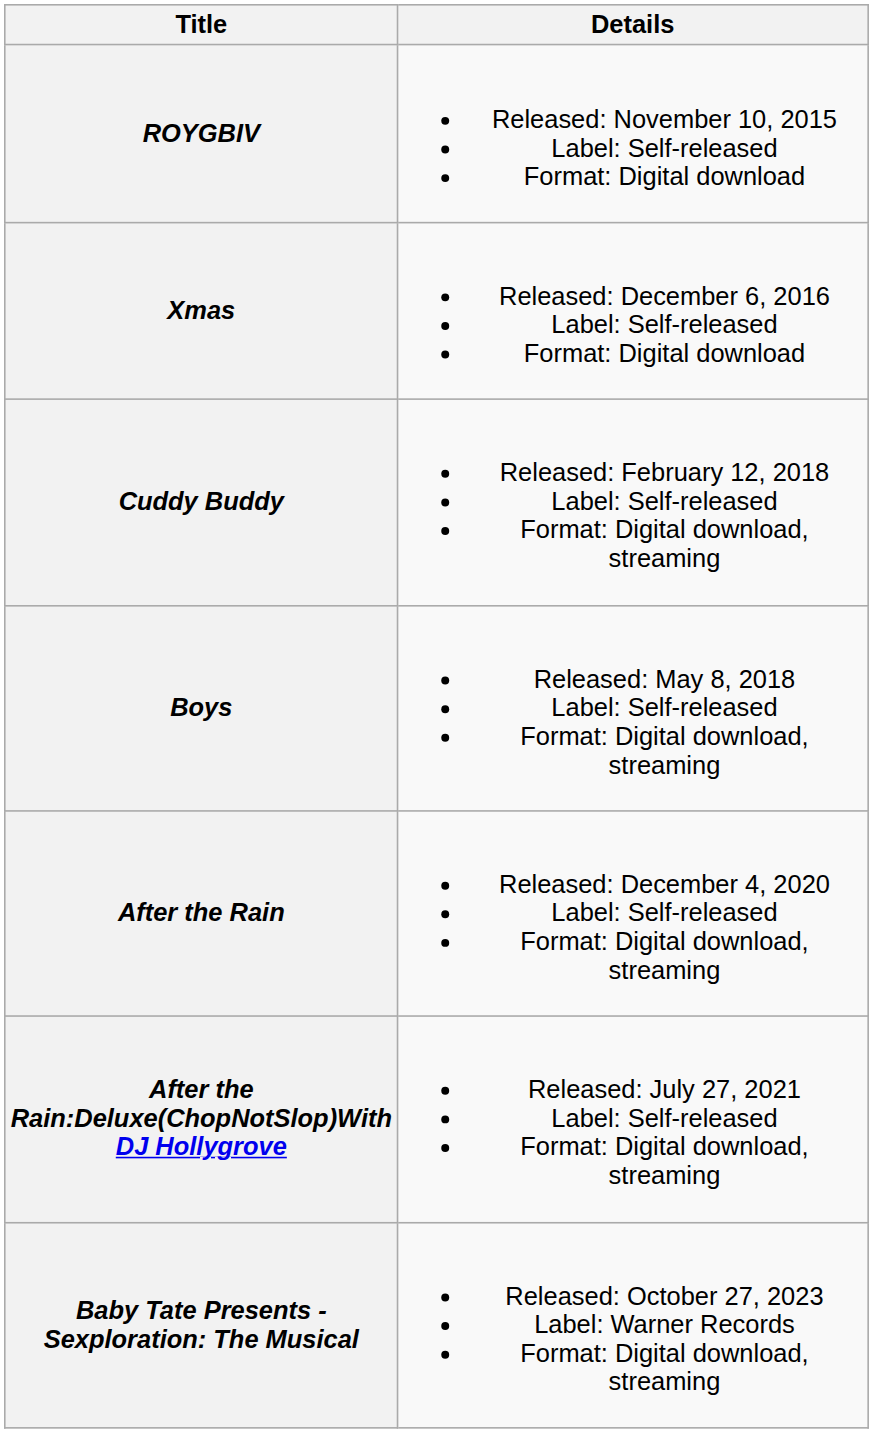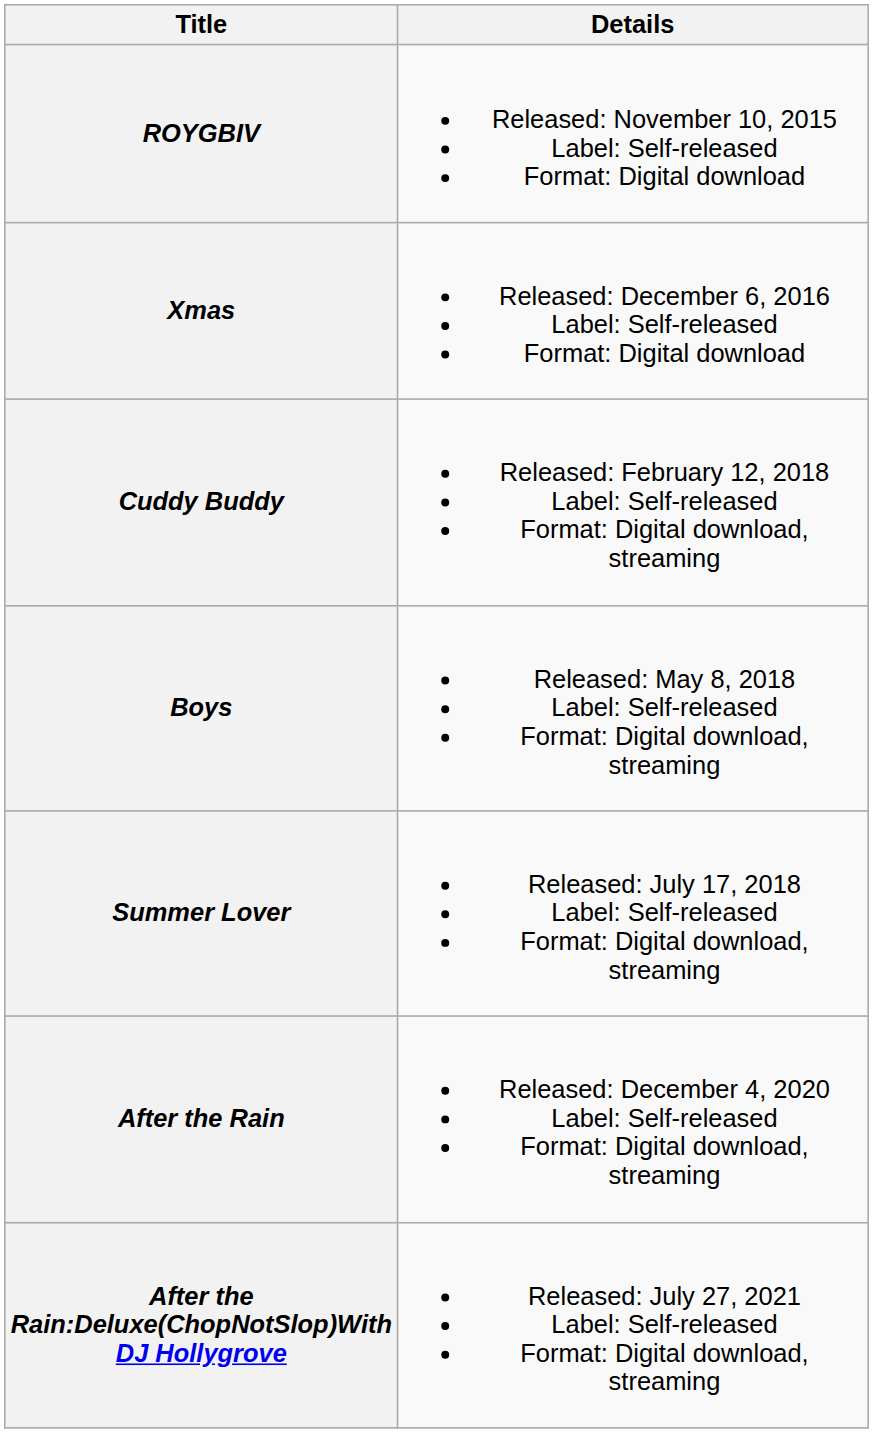+ row: (201, 913)
- row: (201, 1324)
